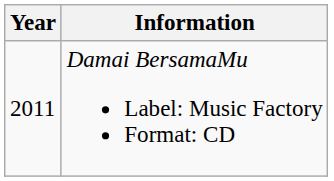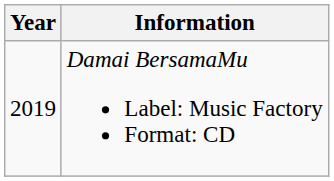(33, 108) 2011 -> (33, 108) 2019
